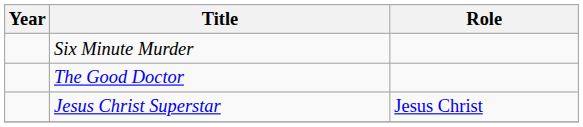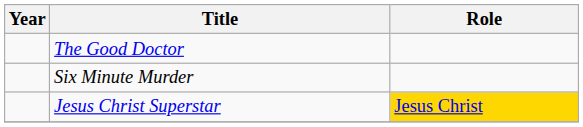rows swapped: (119, 77) <-> (124, 48)
(439, 106) no background -> (439, 106) gold background
